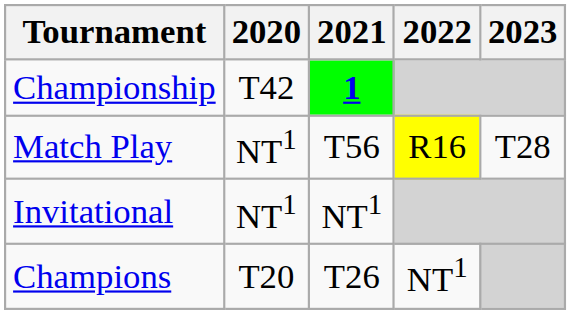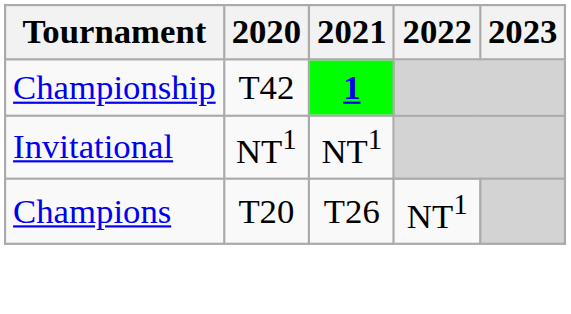- row: (93, 146)
